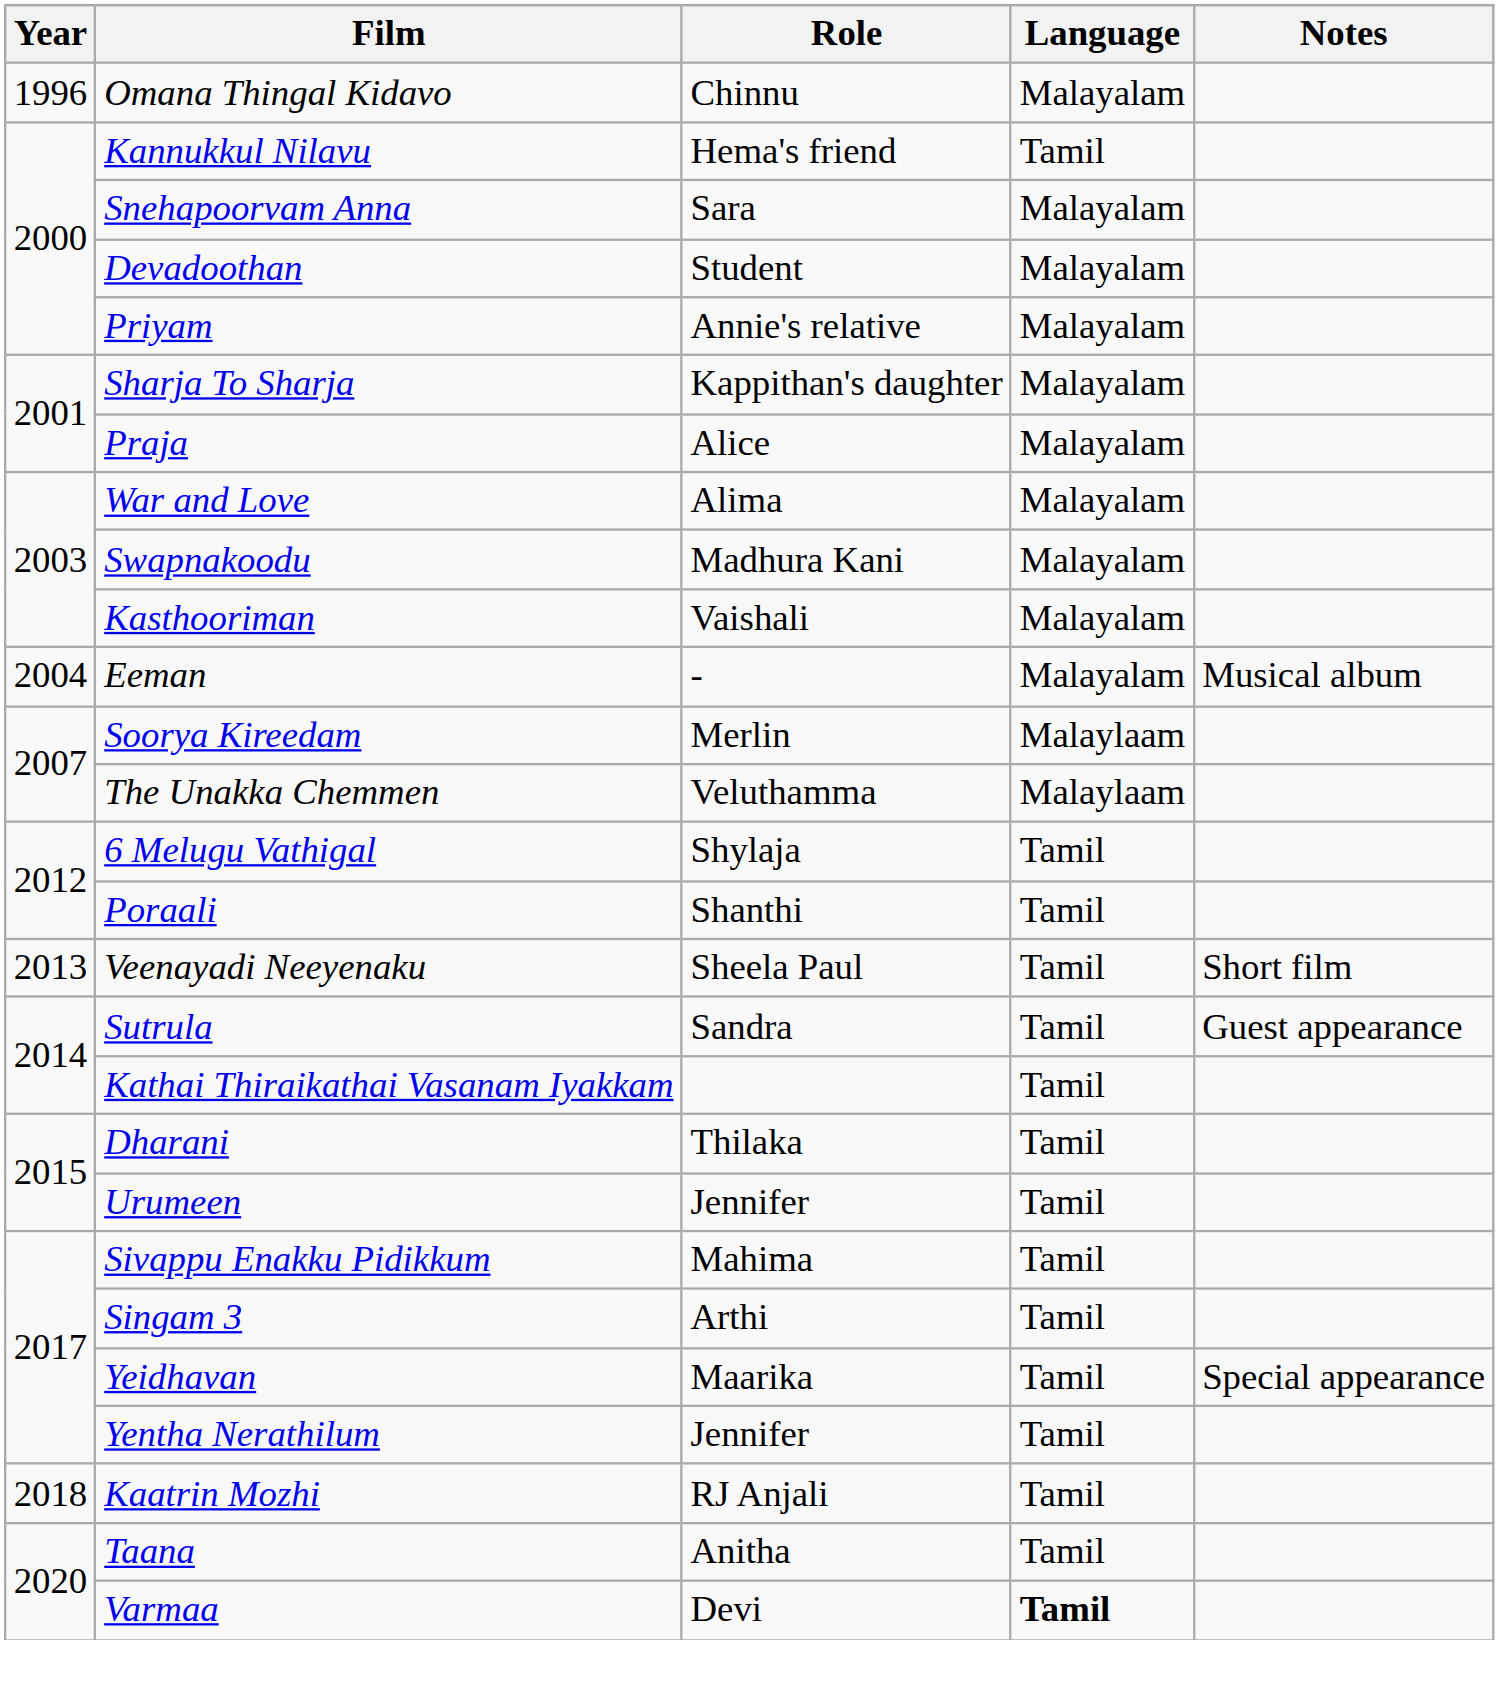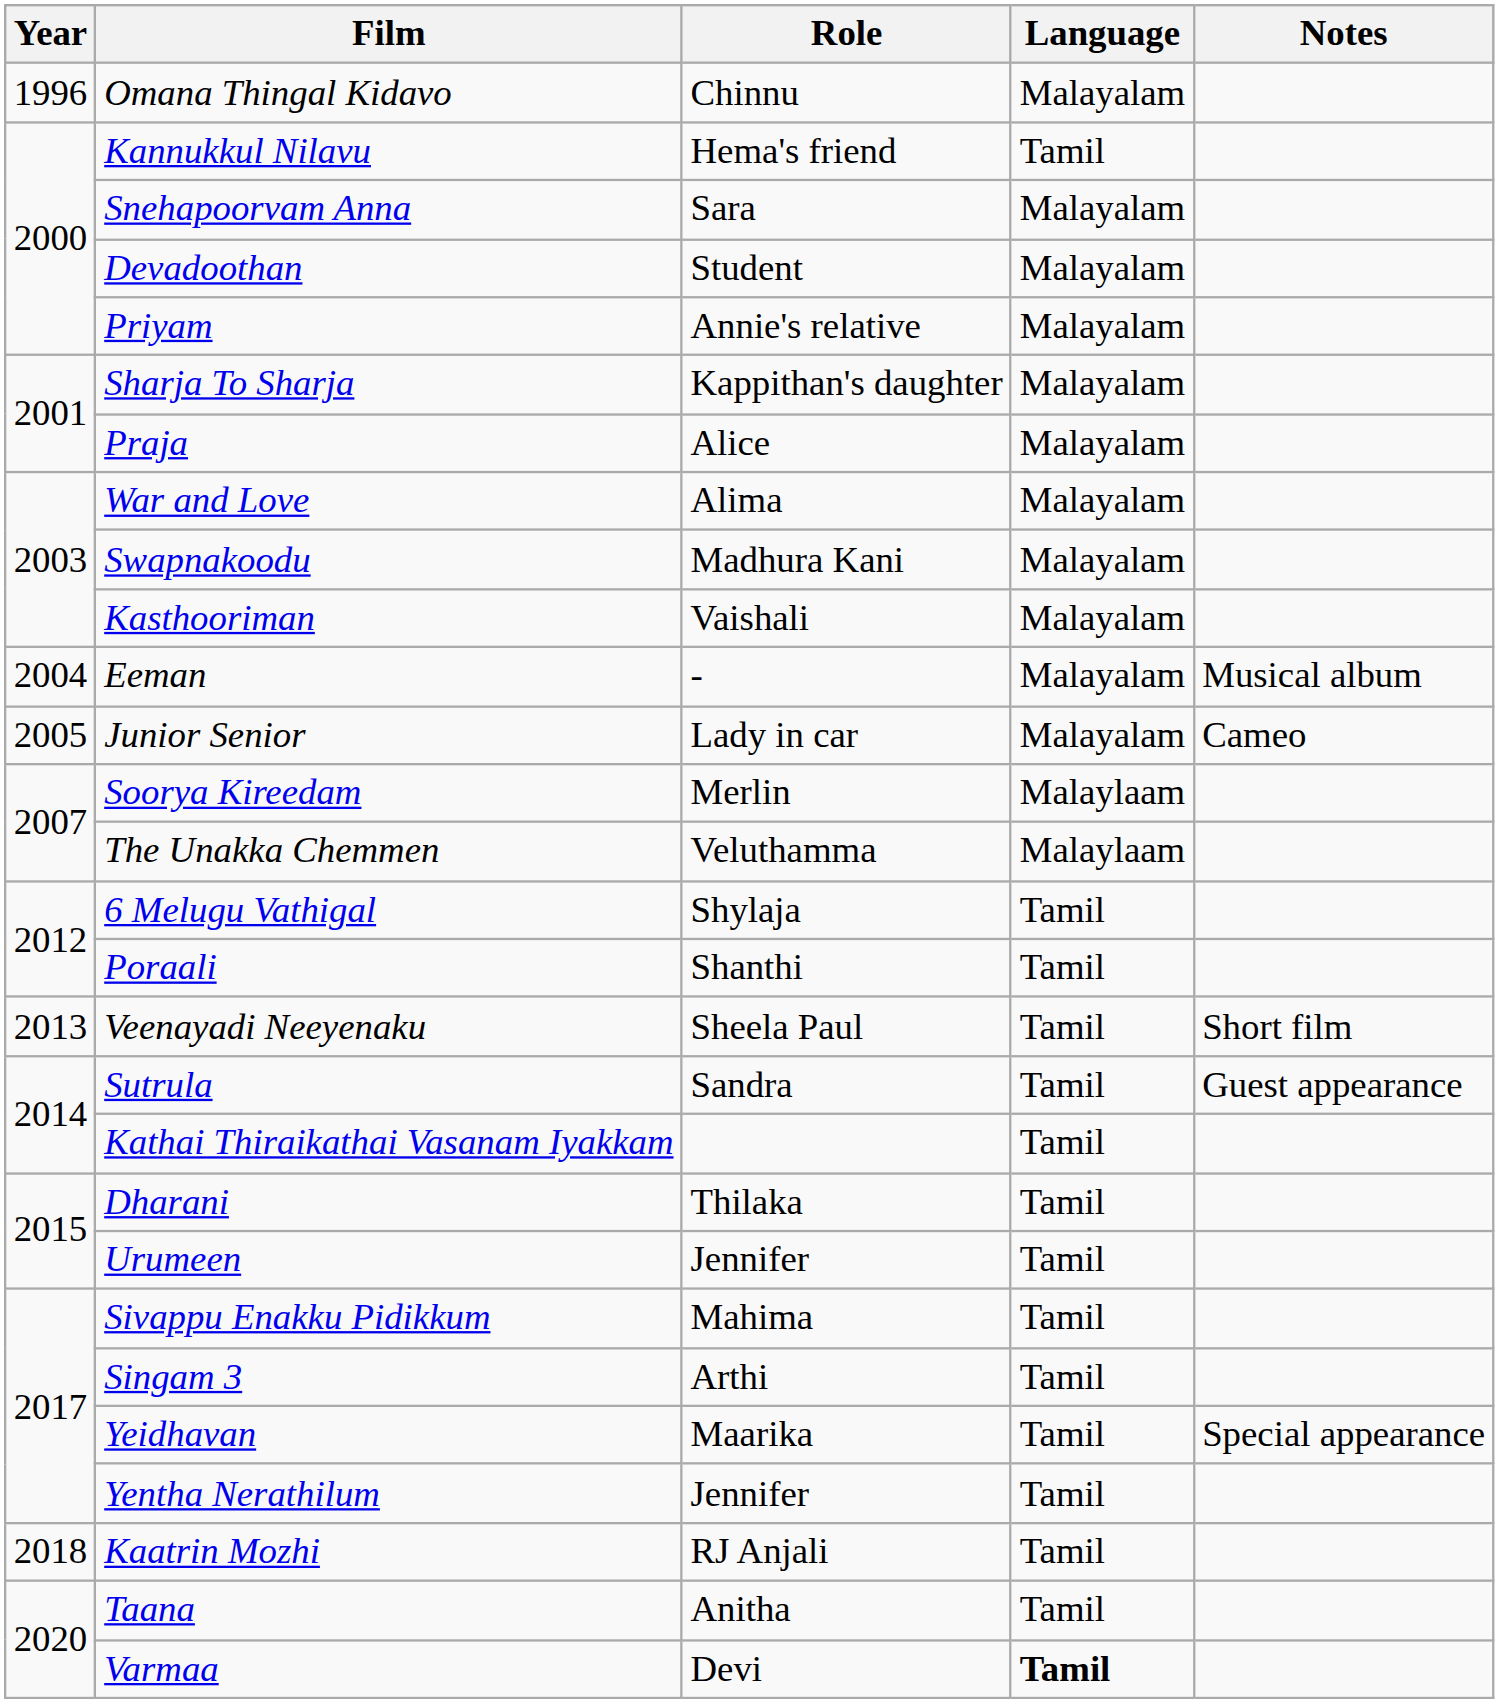+ row: (205, 734)
